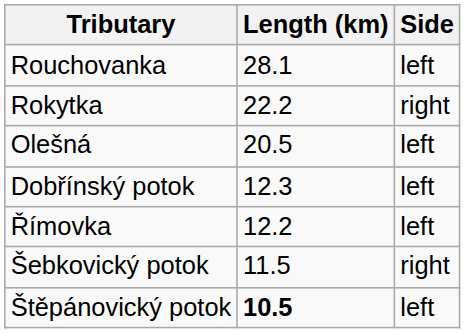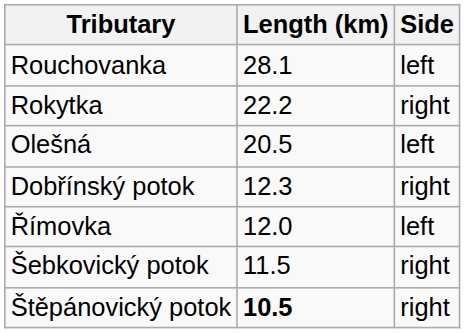(417, 186) left -> (425, 186) right
(268, 226) 12.2 -> (268, 226) 12.0
(417, 307) left -> (425, 307) right
